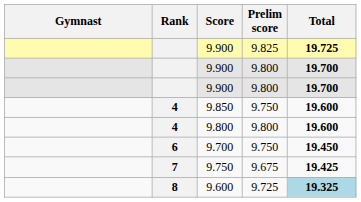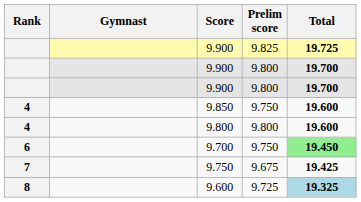columns swapped: (175, 21) <-> (78, 21)
(322, 147) no background -> (322, 147) lightgreen background
